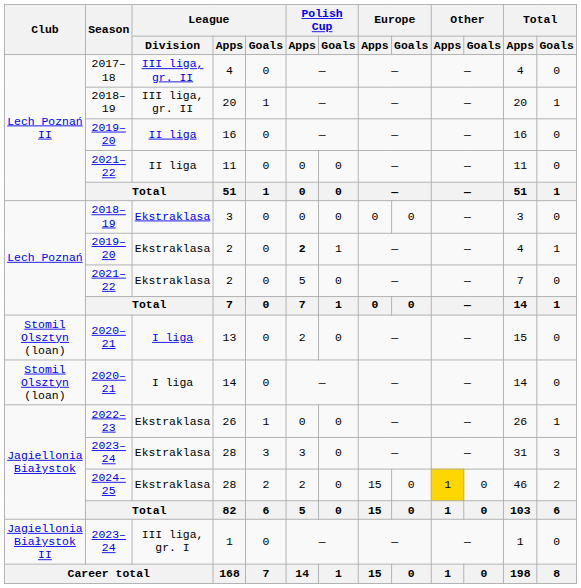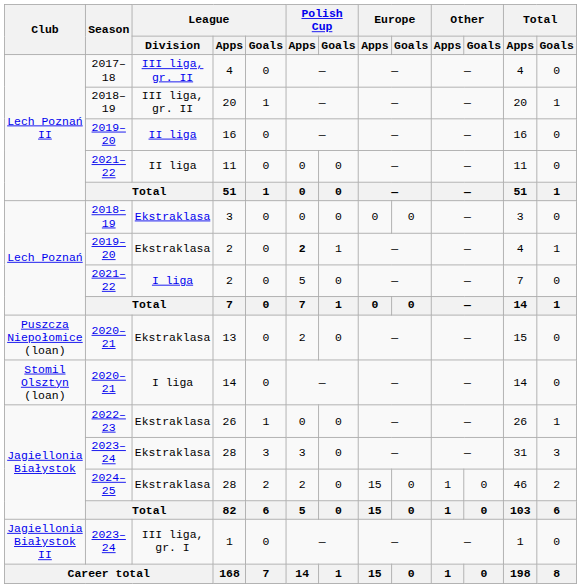(173, 281) Ekstraklasa -> (173, 281) I liga
(45, 338) Stomil Olsztyn (loan) -> (45, 338) Puszcza Niepołomice (loan)
(173, 338) I liga -> (173, 338) Ekstraklasa
(448, 485) gold background -> (448, 485) no background
